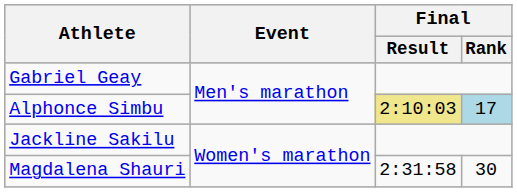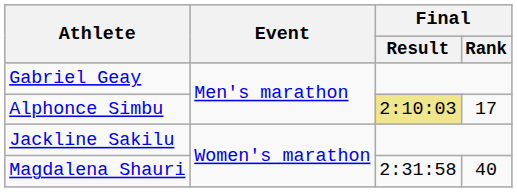(486, 109) lightblue background -> (486, 109) no background
(486, 171) 30 -> (486, 171) 40
